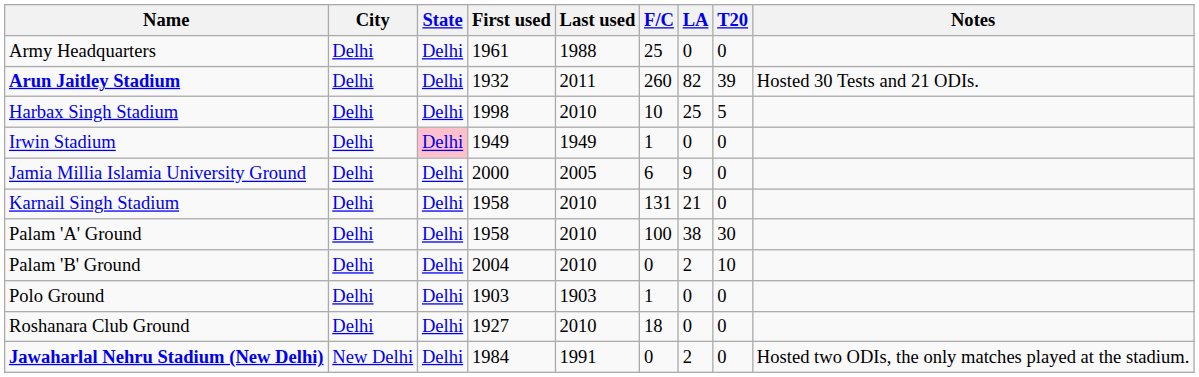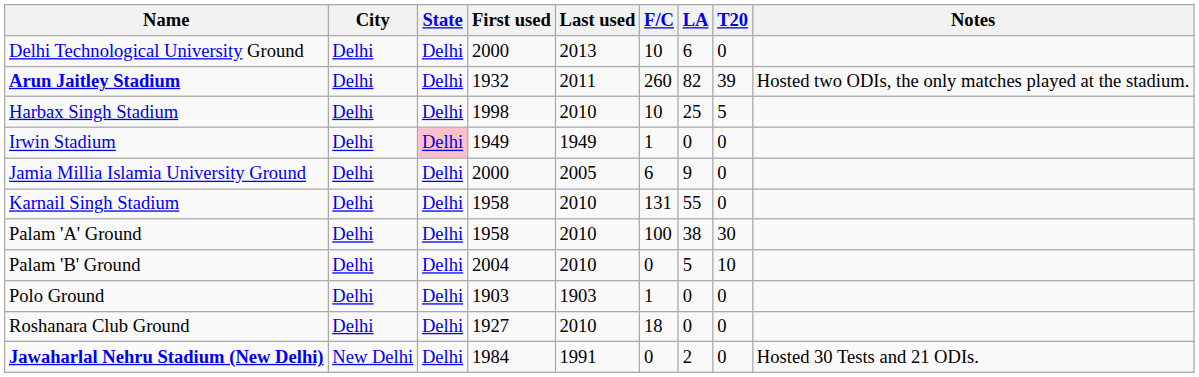- row: (82, 50)
+ row: (156, 50)
(868, 81) Hosted 30 Tests and 21 ODIs. -> (973, 81) Hosted two ODIs, the only matches played at the stadium.
(692, 204) 21 -> (692, 204) 55
(687, 265) 2 -> (687, 265) 5
(973, 357) Hosted two ODIs, the only matches played at the stadium. -> (868, 357) Hosted 30 Tests and 21 ODIs.
